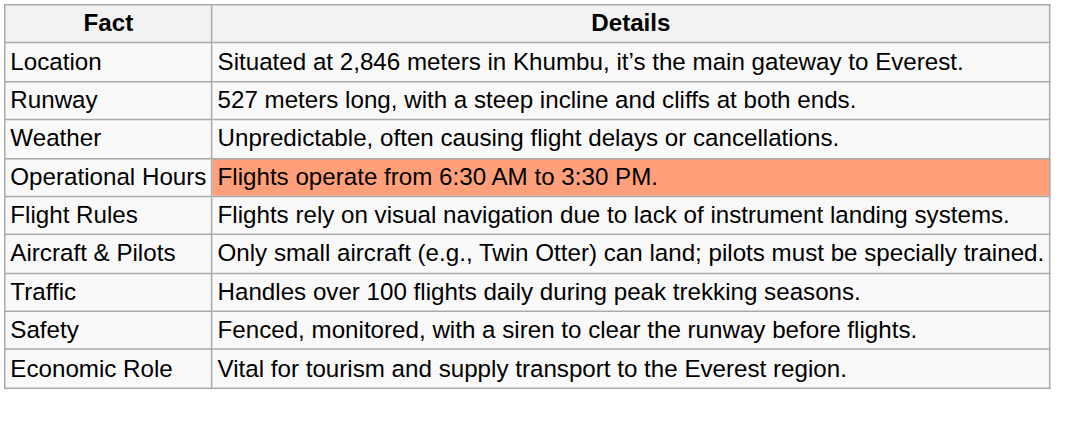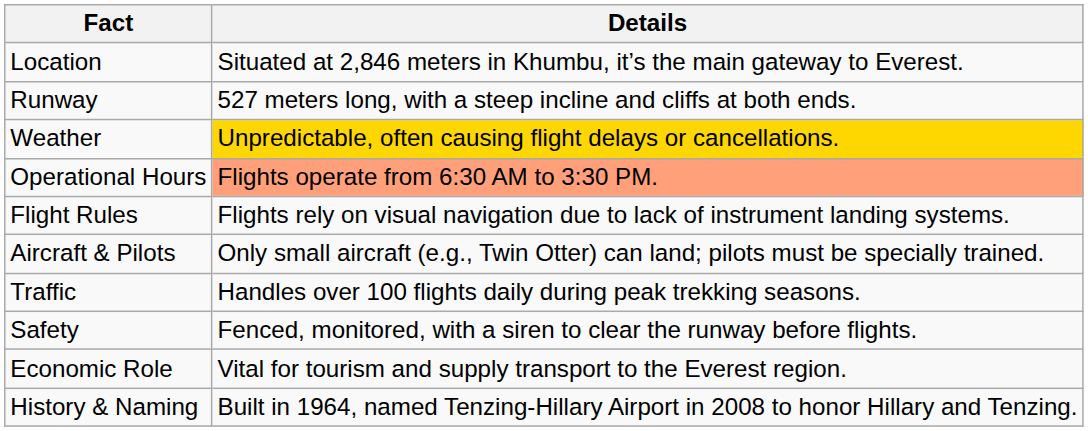(528, 138) no background -> (528, 138) gold background
+ row: (104, 406)
